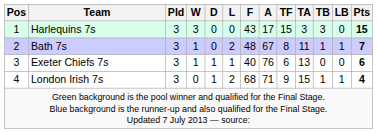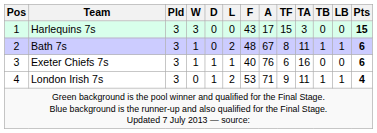(323, 29) 3 -> (323, 29) 0
(362, 46) 7 -> (362, 46) 6
(304, 63) 13 -> (304, 63) 16
(250, 79) 68 -> (250, 79) 53
(304, 79) 15 -> (304, 79) 11
